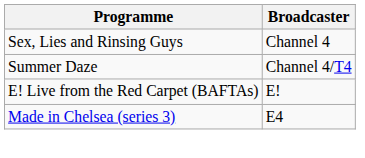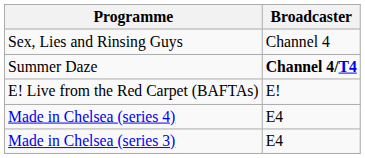(309, 66) normal -> (311, 66) bold
+ row: (92, 116)
